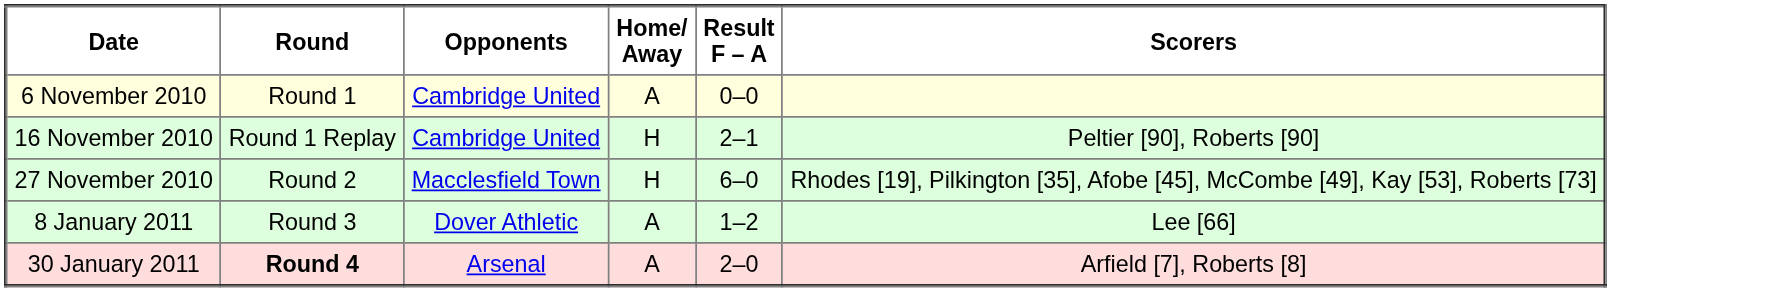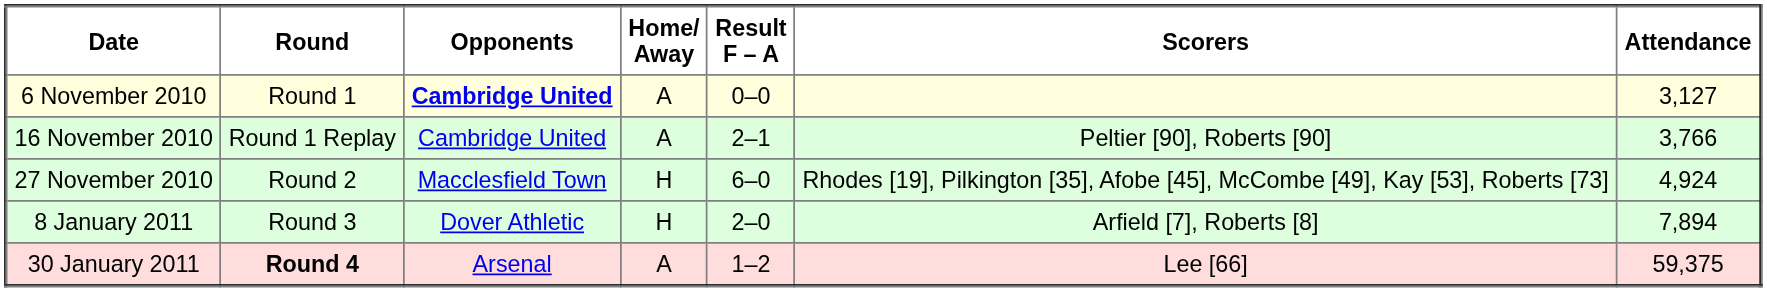+ column: (1688, 41)
(506, 96) normal -> (512, 96) bold
(652, 138) H -> (664, 138) A
(652, 222) A -> (664, 222) H
(739, 222) 1–2 -> (751, 222) 2–0
(1194, 222) Lee [66] -> (1206, 222) Arfield [7], Roberts [8]
(739, 264) 2–0 -> (751, 264) 1–2
(1194, 264) Arfield [7], Roberts [8] -> (1206, 264) Lee [66]
